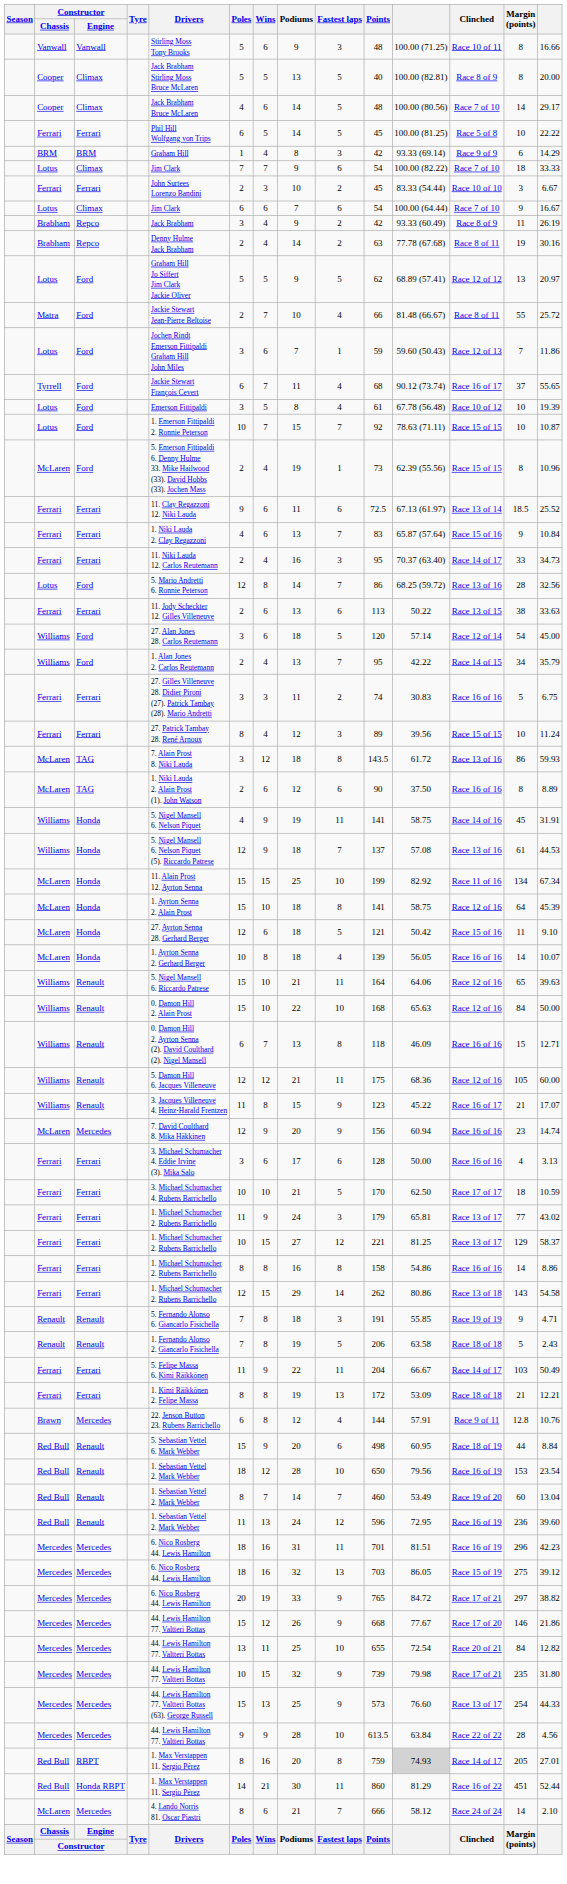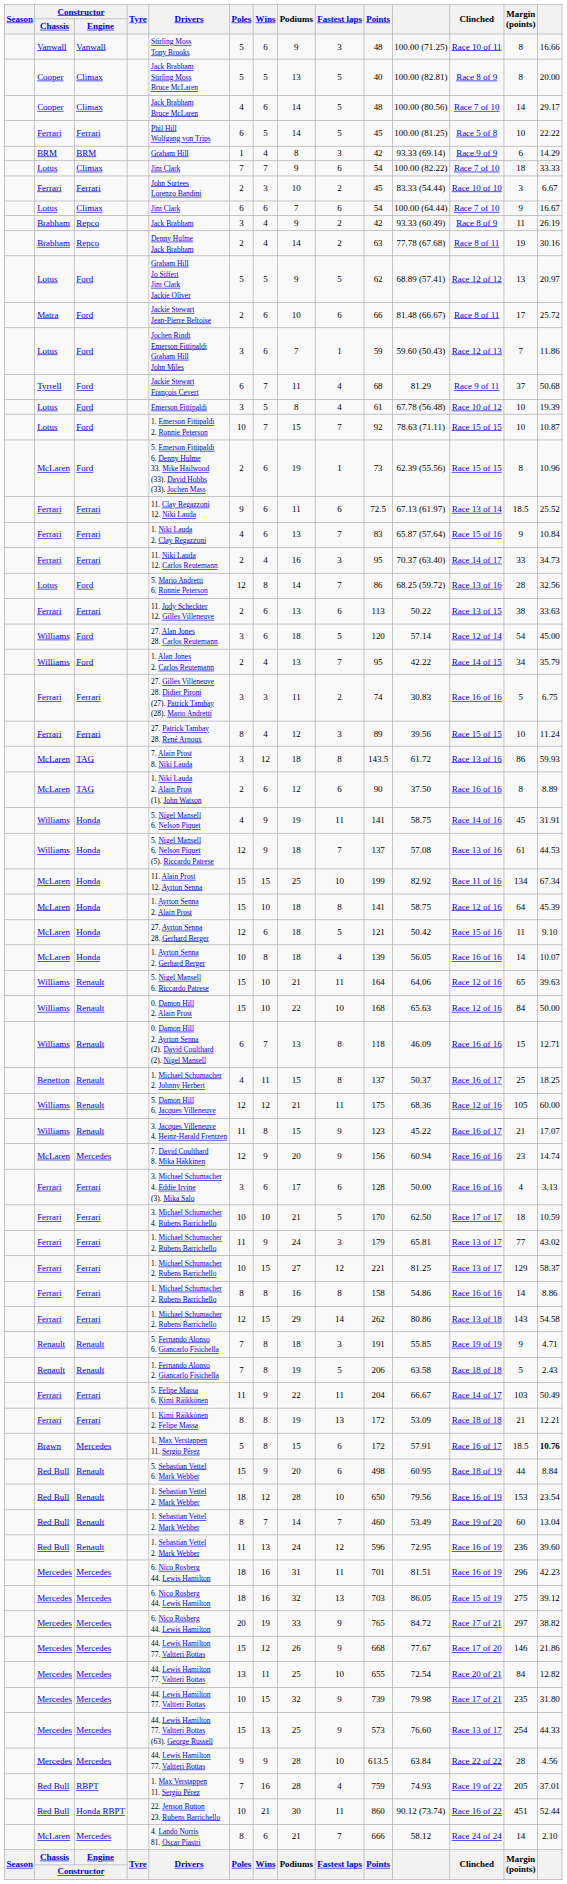(265, 314) 7 -> (265, 314) 6
(340, 314) 4 -> (340, 314) 6
(521, 314) 55 -> (521, 314) 17
(421, 386) 90.12 (73.74) -> (421, 386) 81.29
(477, 386) Race 16 of 17 -> (477, 386) Race 9 of 11
(550, 386) 55.65 -> (550, 386) 50.68
(265, 468) 4 -> (265, 468) 6
+ row: (53, 1080)
(186, 1420) 22. Jenson Button 23. Rubens Barrichello -> (179, 1446) 1. Max Verstappen 11. Sergio Pérez
(241, 1420) 6 -> (241, 1445) 5
(296, 1420) 12 -> (296, 1445) 15
(340, 1420) 4 -> (340, 1445) 6
(378, 1420) 144 -> (378, 1445) 172
(477, 1420) Race 9 of 11 -> (477, 1445) Race 16 of 17
(521, 1420) 12.8 -> (521, 1445) 18.5
(550, 1420) normal -> (550, 1445) bold
(241, 1760) 8 -> (241, 1786) 7
(296, 1760) 20 -> (296, 1786) 28
(340, 1760) 8 -> (340, 1786) 4
(421, 1760) lightgrey background -> (421, 1786) no background
(477, 1760) Race 14 of 17 -> (477, 1786) Race 19 of 22
(550, 1760) 27.01 -> (550, 1786) 37.01
(179, 1786) 1. Max Verstappen 11. Sergio Pérez -> (186, 1811) 22. Jenson Button 23. Rubens Barrichello
(241, 1786) 14 -> (241, 1811) 10
(421, 1786) 81.29 -> (421, 1811) 90.12 (73.74)
